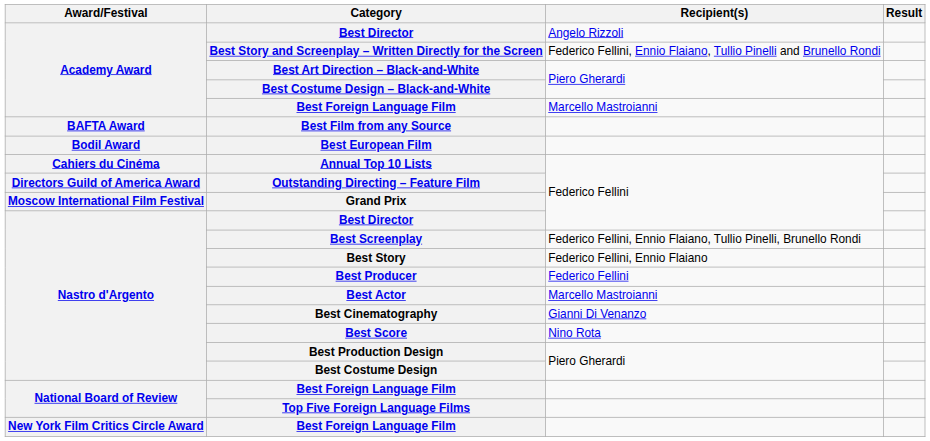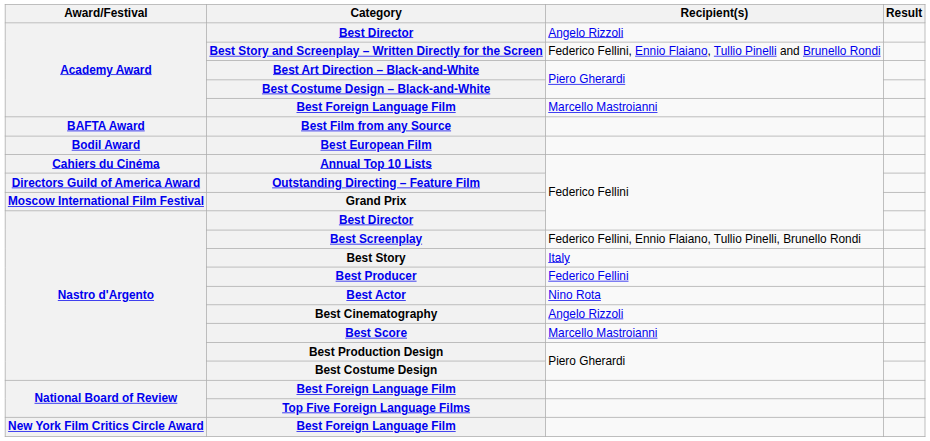(628, 257) Federico Fellini, Ennio Flaiano -> (559, 257) Italy
(603, 295) Marcello Mastroianni -> (575, 295) Nino Rota
(597, 314) Gianni Di Venanzo -> (586, 314) Angelo Rizzoli
(575, 333) Nino Rota -> (603, 333) Marcello Mastroianni
